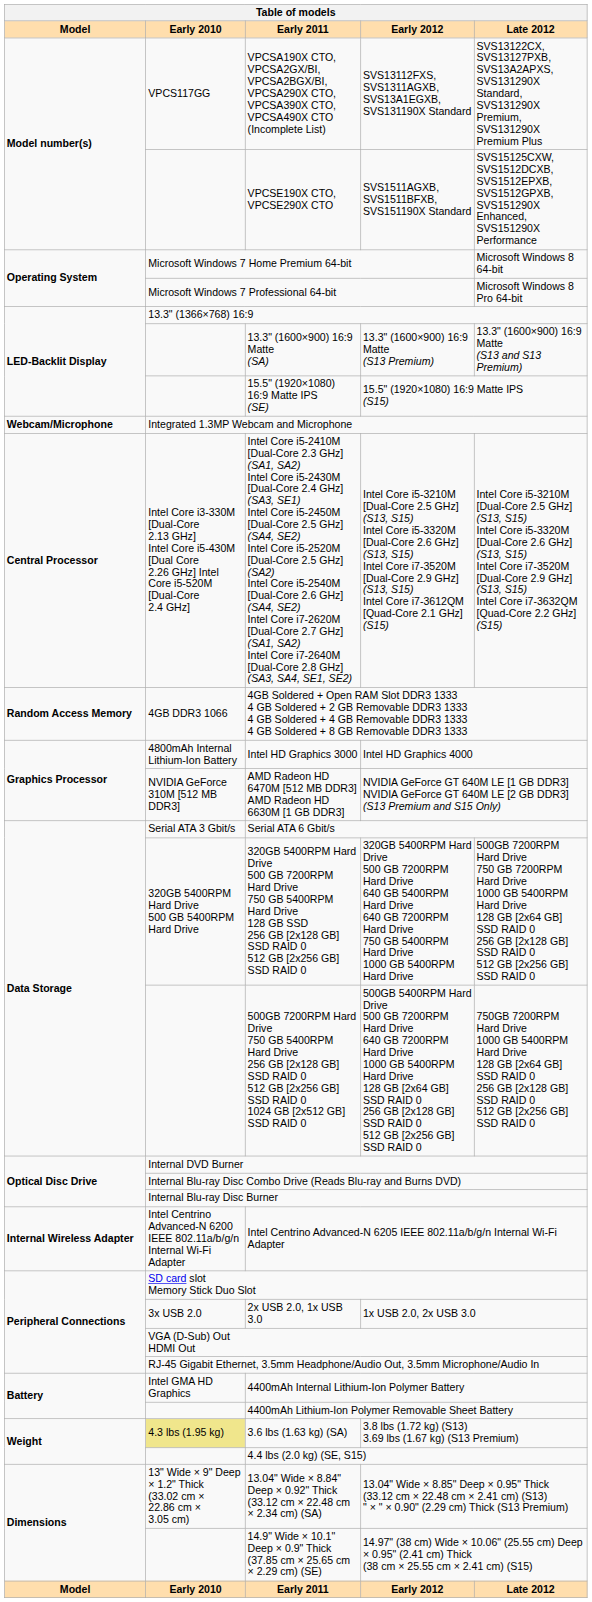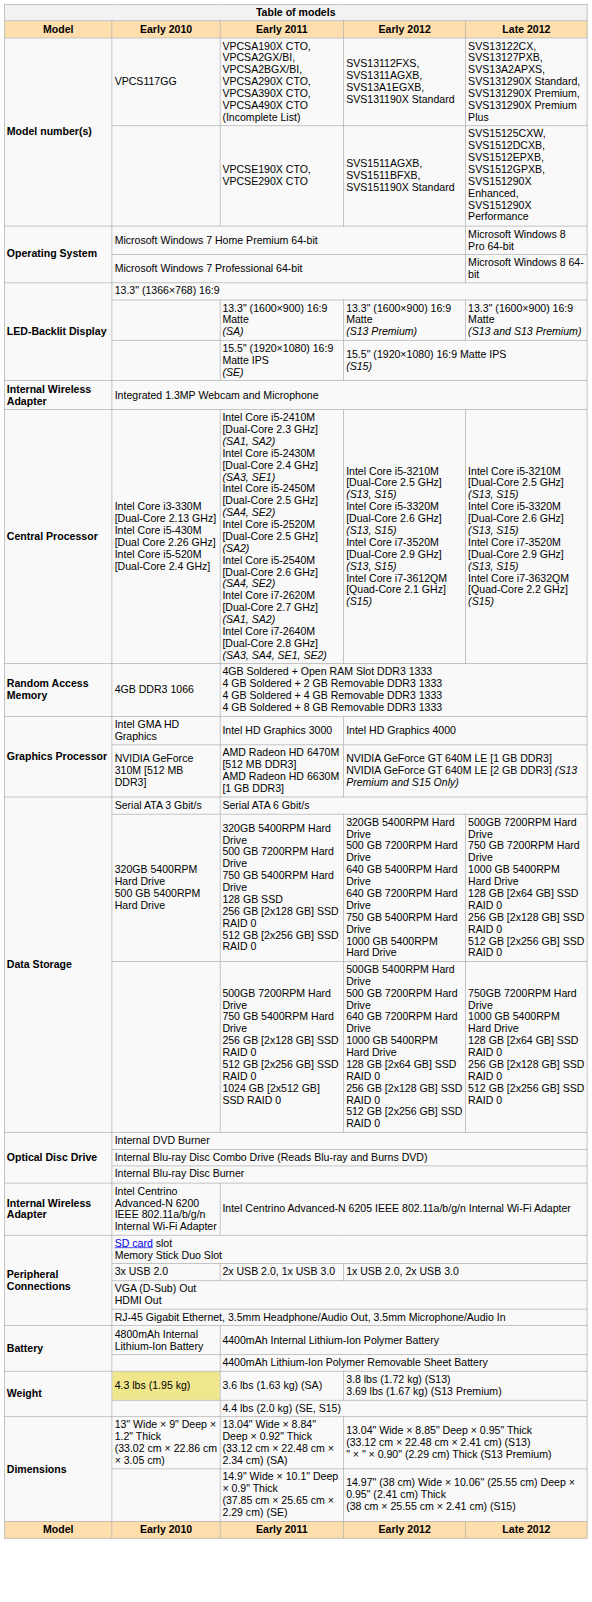(525, 264) Microsoft Windows 8 64-bit -> (517, 240) Microsoft Windows 8 Pro 64-bit
(525, 292) Microsoft Windows 8 Pro 64-bit -> (526, 268) Microsoft Windows 8 64-bit
(60, 424) Webcam/Microphone -> (49, 395) Internal Wireless Adapter
(193, 754) 4800mAh Internal Lithium-Ion Battery -> (147, 730) Intel GMA HD Graphics
(181, 1387) Intel GMA HD Graphics -> (159, 1340) 4800mAh Internal Lithium-Ion Battery
